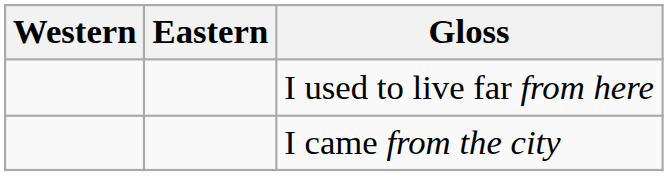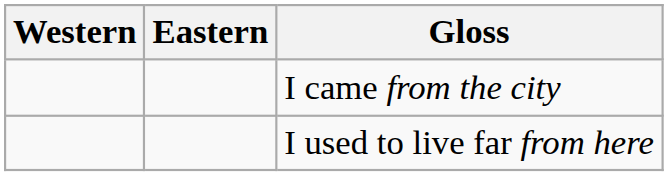rows swapped: (422, 142) <-> (469, 87)
